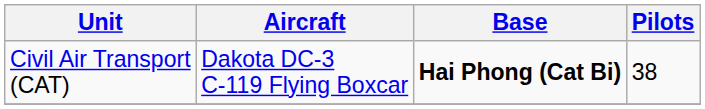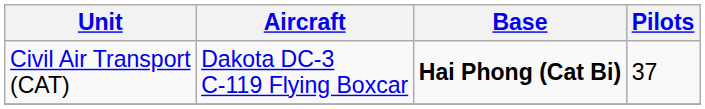(644, 72) 38 -> (644, 72) 37
